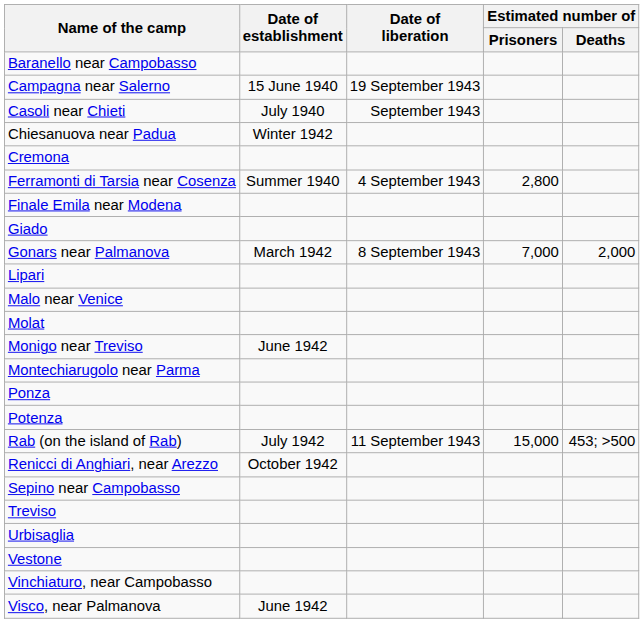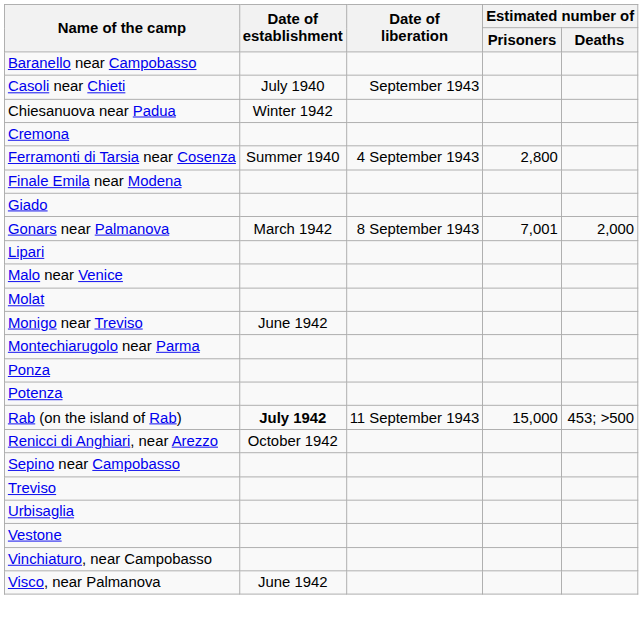- row: (89, 87)
(540, 252) 7,000 -> (539, 228) 7,001
(293, 441) normal -> (293, 417) bold
